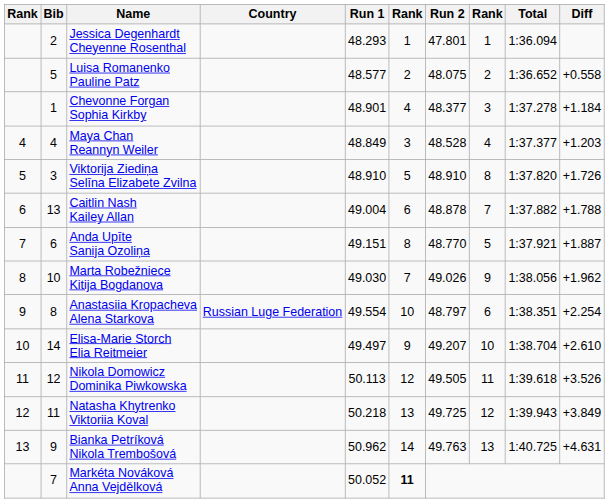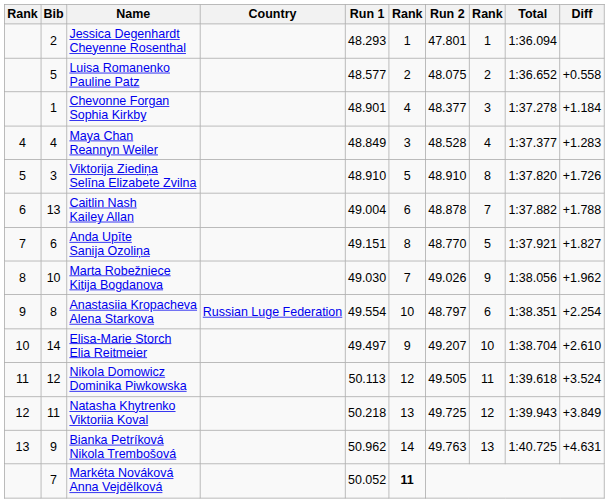(582, 142) +1.203 -> (582, 142) +1.283
(582, 244) +1.887 -> (582, 244) +1.827
(582, 379) +3.526 -> (582, 379) +3.524
